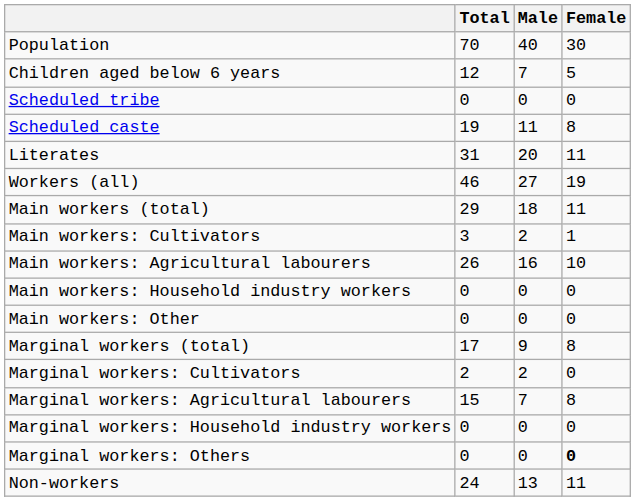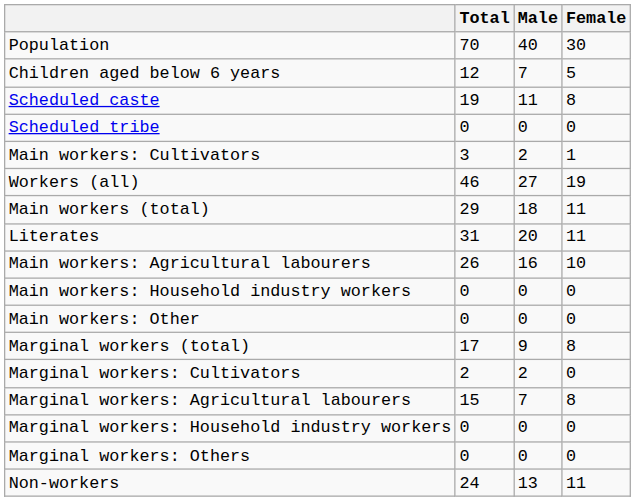rows swapped: (84, 128) <-> (84, 100)
rows swapped: (54, 155) <-> (134, 237)
(571, 456) bold -> (571, 456) normal
